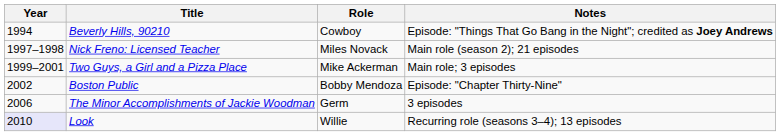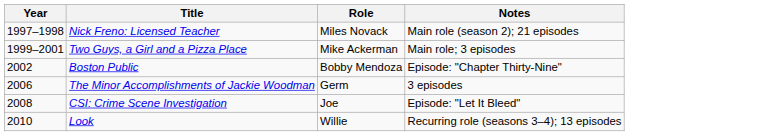- row: (119, 31)
+ row: (148, 103)
(20, 121) lavender background -> (20, 121) no background
